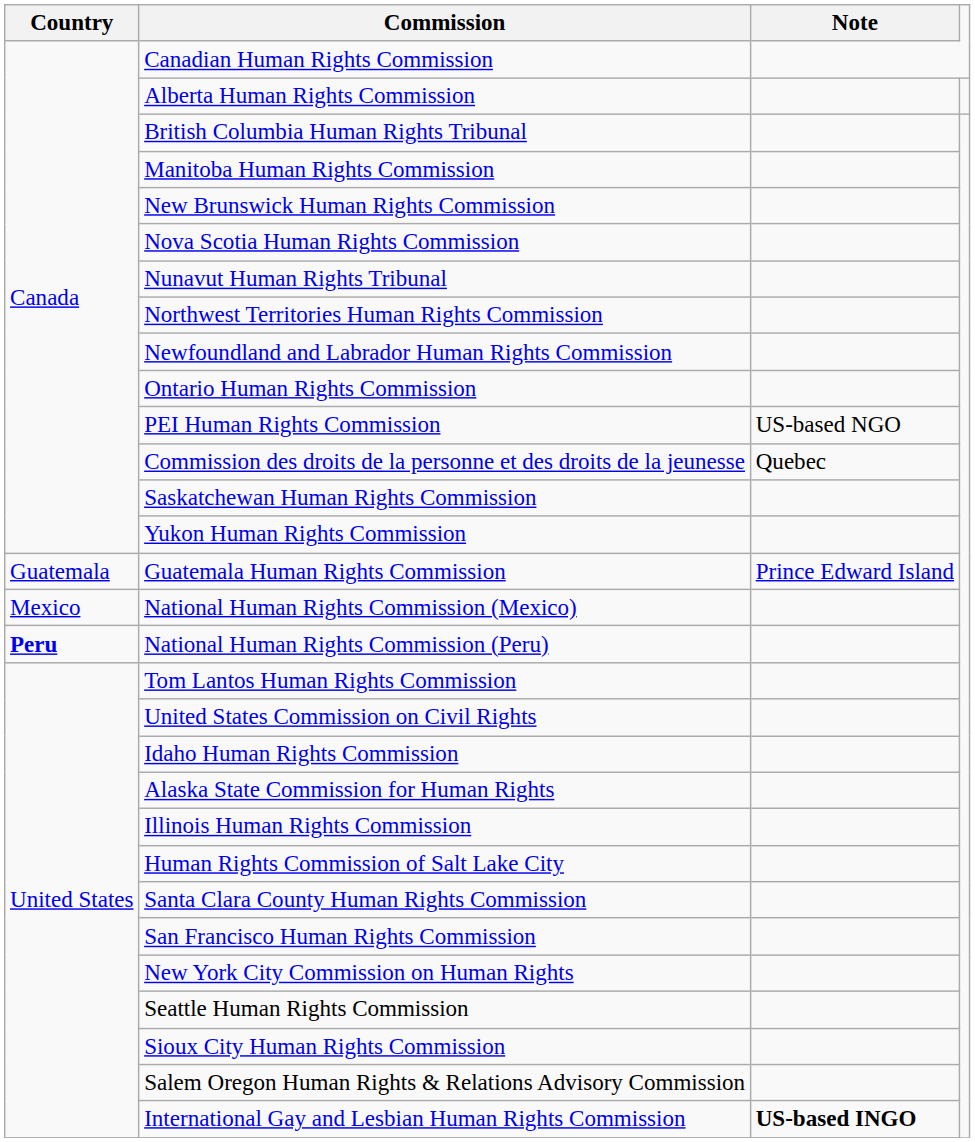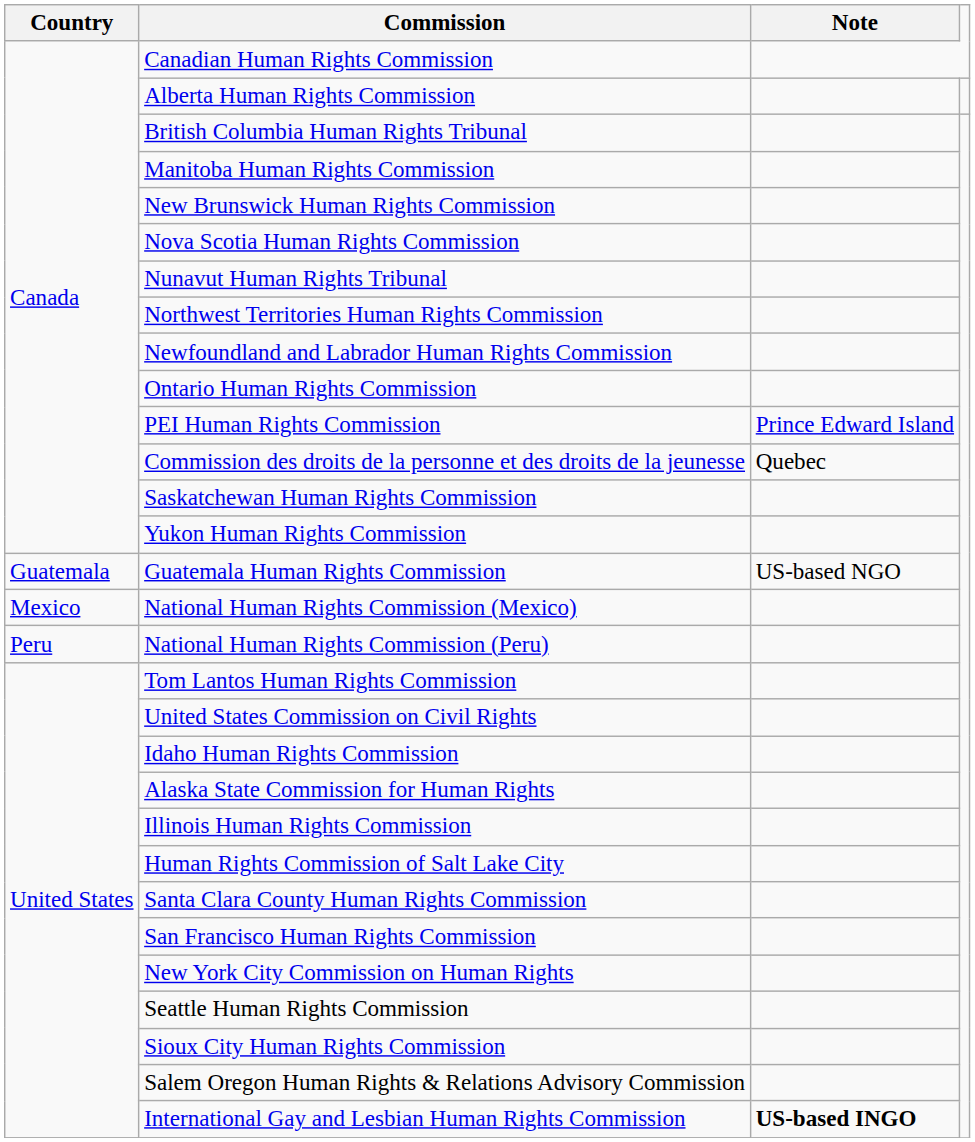(828, 424) US-based NGO -> (855, 424) Prince Edward Island
(855, 570) Prince Edward Island -> (828, 570) US-based NGO
(34, 643) bold -> (31, 643) normal
